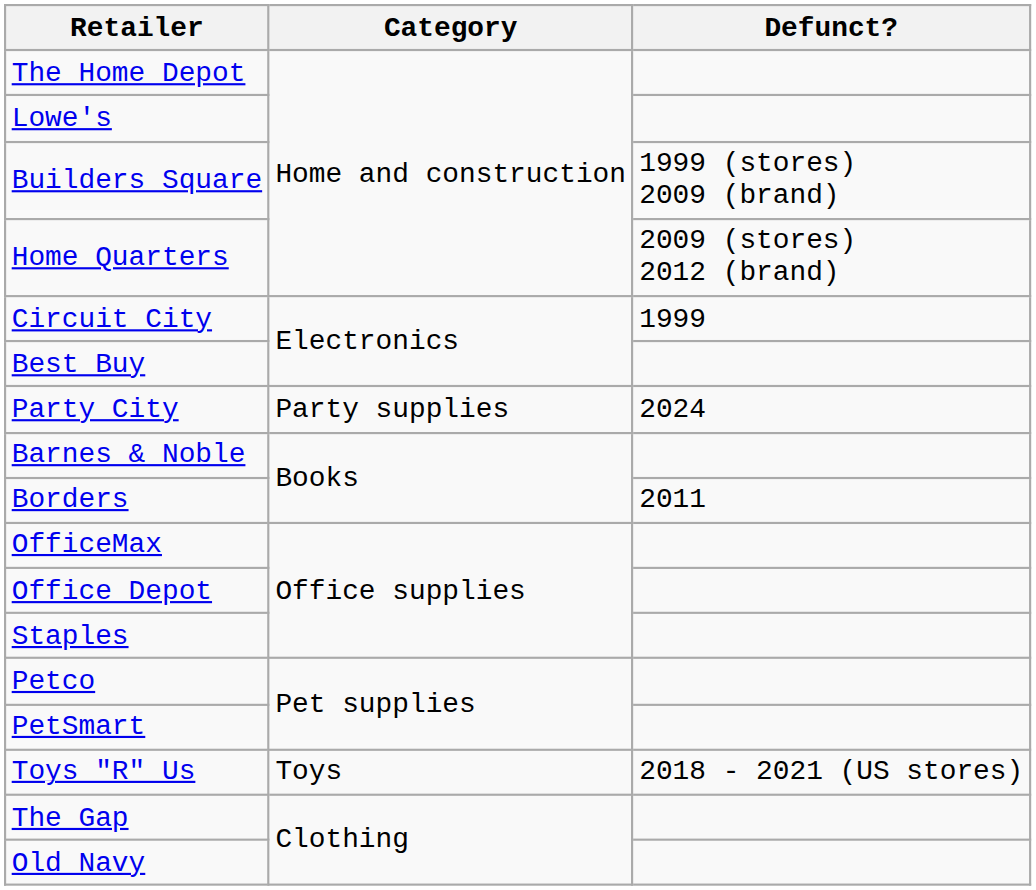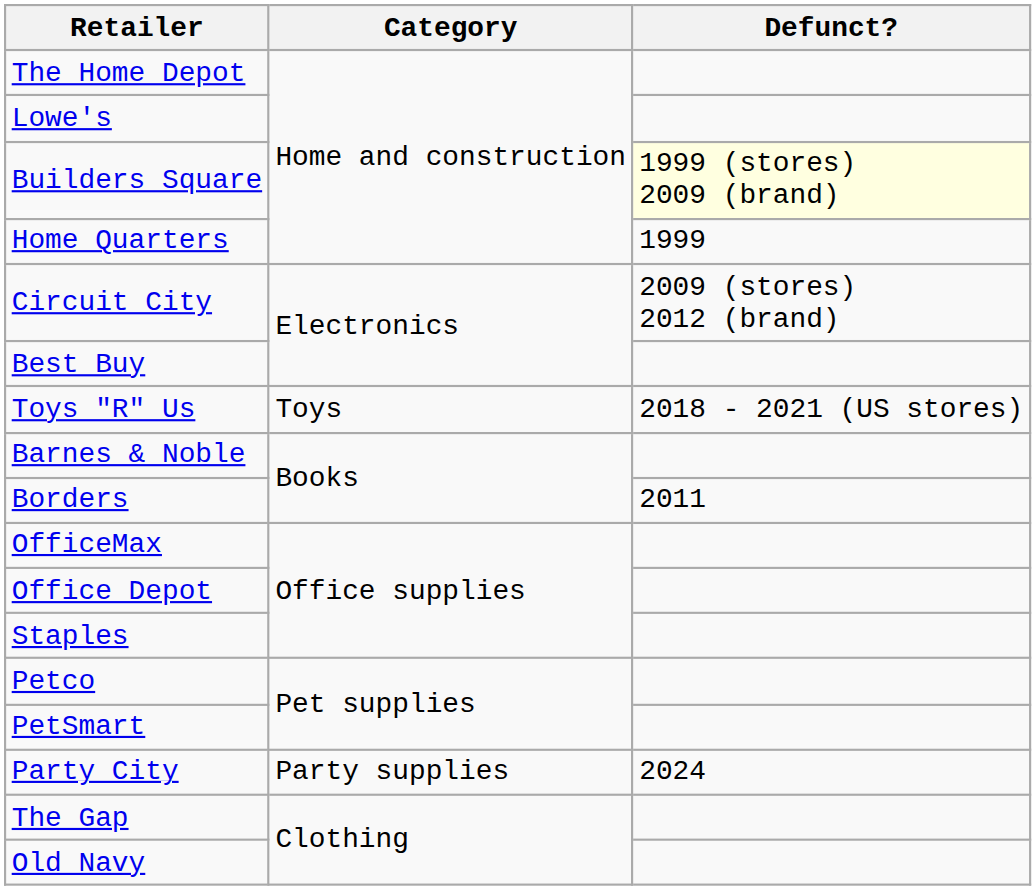(748, 180) no background -> (748, 180) lightyellow background
(748, 257) 2009 (stores) 2012 (brand) -> (673, 241) 1999
(673, 319) 1999 -> (748, 303) 2009 (stores) 2012 (brand)
rows swapped: (104, 772) <-> (95, 409)
